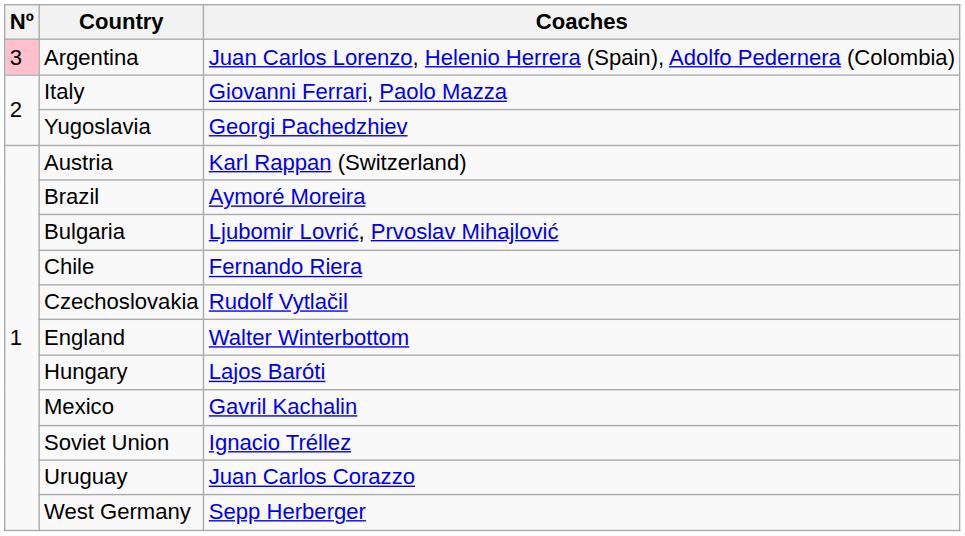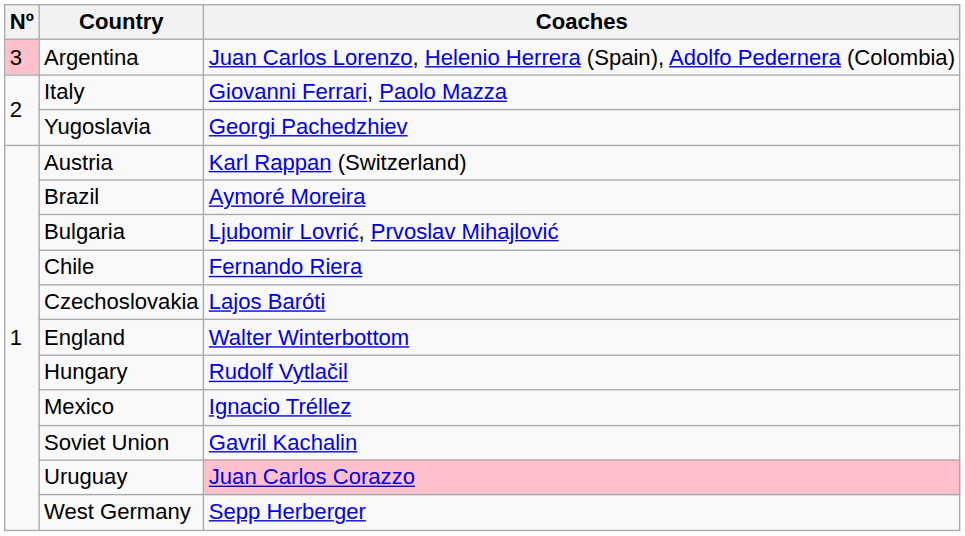(278, 302) Rudolf Vytlačil -> (267, 302) Lajos Baróti
(267, 372) Lajos Baróti -> (278, 372) Rudolf Vytlačil
(283, 407) Gavril Kachalin -> (280, 407) Ignacio Tréllez
(280, 442) Ignacio Tréllez -> (283, 442) Gavril Kachalin
(312, 477) no background -> (312, 477) pink background
